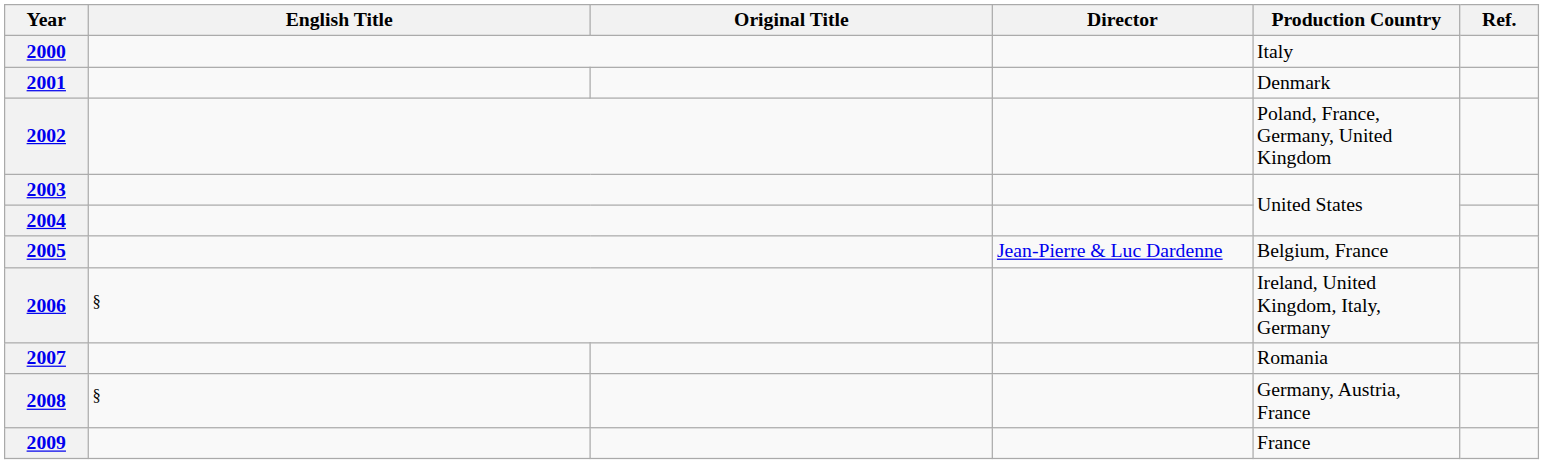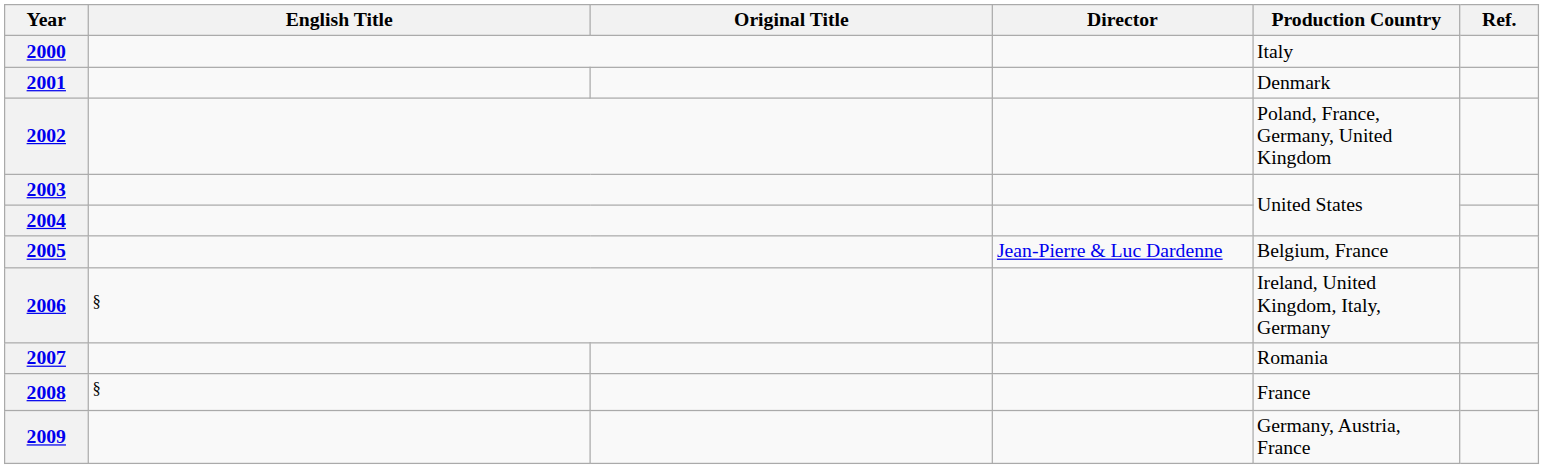(1329, 400) Germany, Austria, France -> (1284, 392) France
(1284, 442) France -> (1329, 437) Germany, Austria, France
